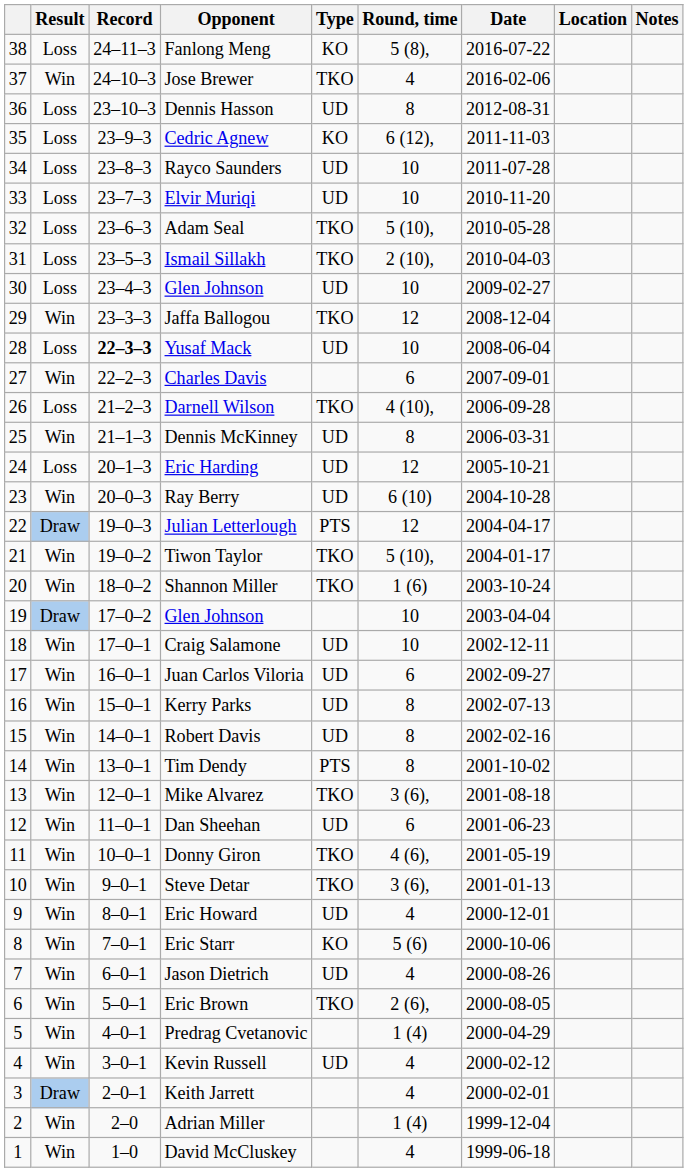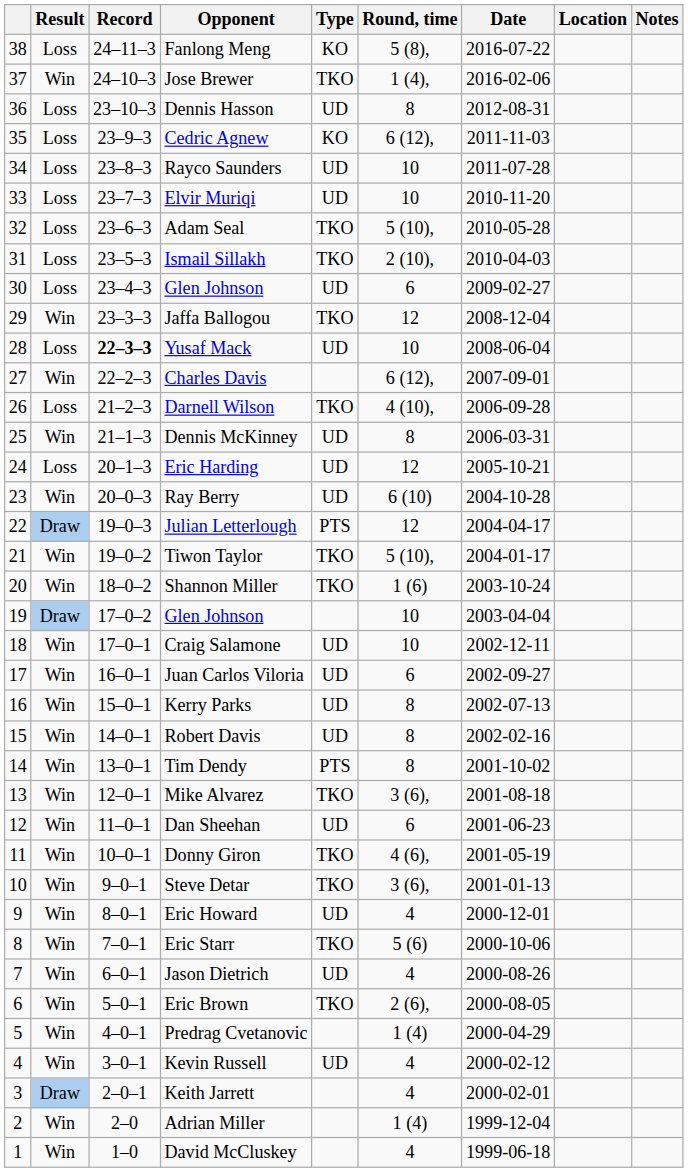(410, 79) 4 -> (410, 79) 1 (4),
(410, 288) 10 -> (410, 288) 6
(410, 377) 6 -> (410, 377) 6 (12),
(335, 944) KO -> (335, 944) TKO
